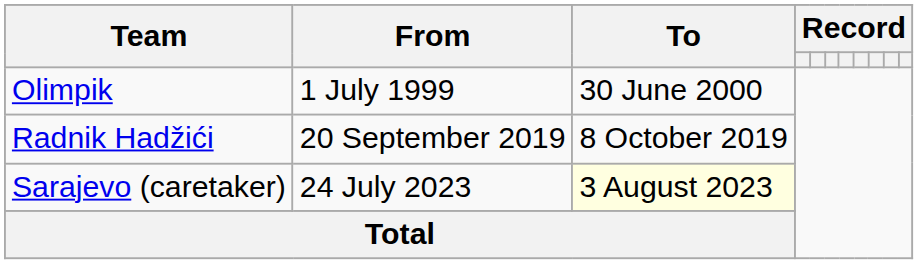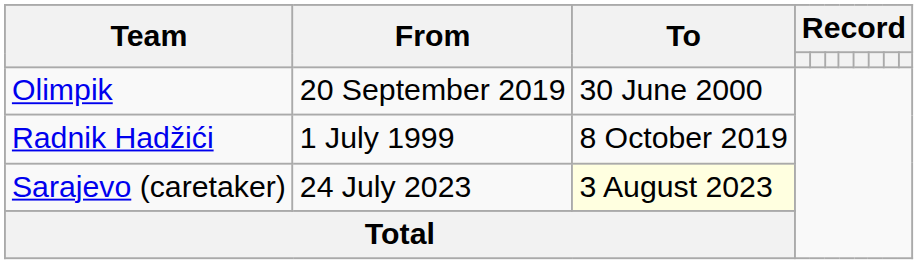(377, 90) 1 July 1999 -> (433, 90) 20 September 2019
(433, 138) 20 September 2019 -> (377, 138) 1 July 1999
